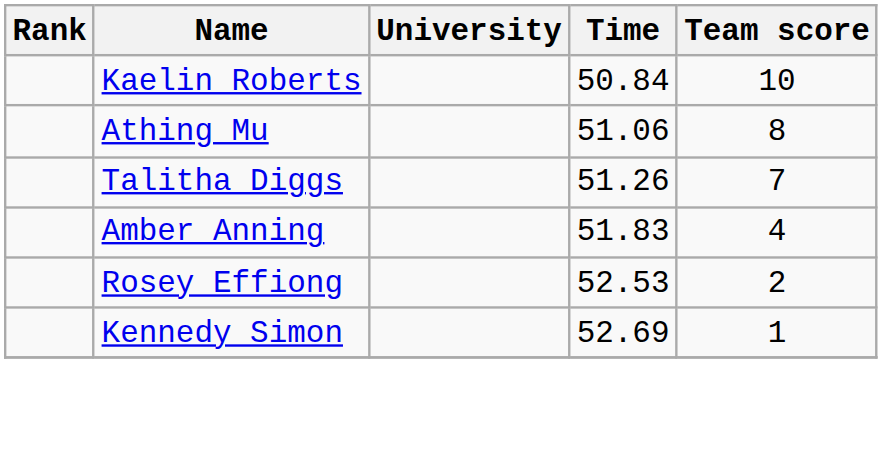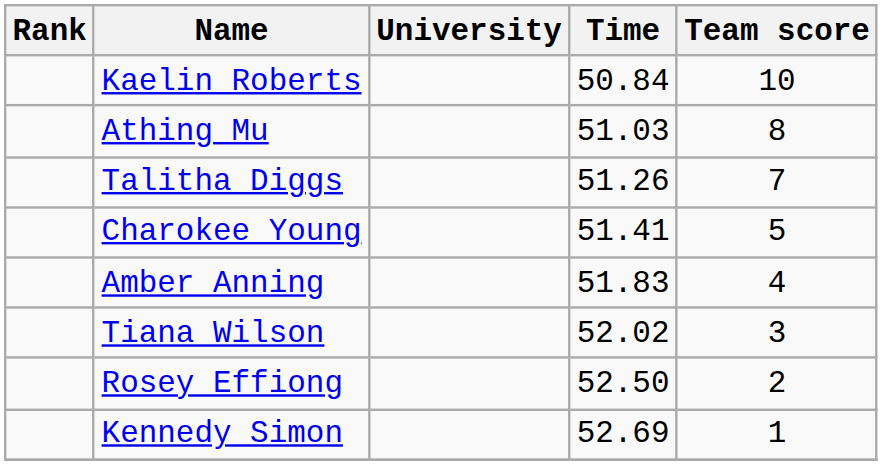(623, 131) 51.06 -> (623, 131) 51.03
+ row: (232, 232)
+ row: (213, 333)
(623, 283) 52.53 -> (623, 383) 52.50
